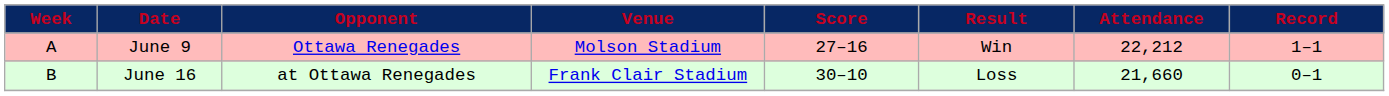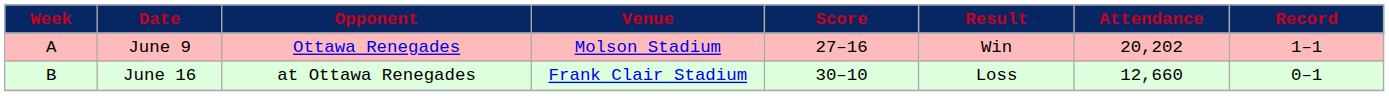(1152, 47) 22,212 -> (1152, 47) 20,202
(1152, 76) 21,660 -> (1152, 76) 12,660
